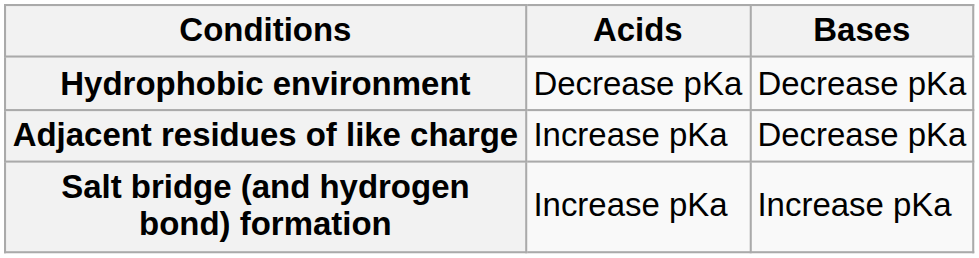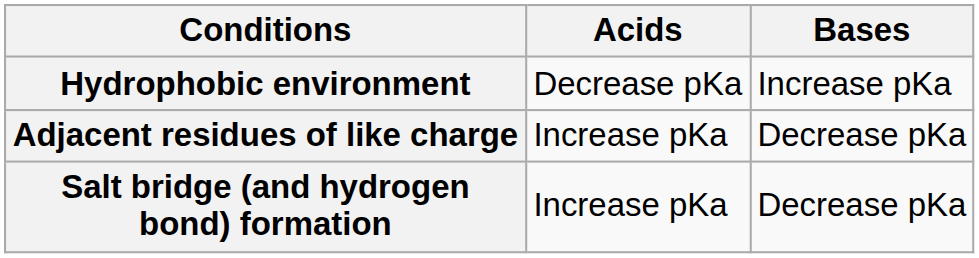(862, 82) Decrease pKa -> (855, 82) Increase pKa
(855, 205) Increase pKa -> (862, 205) Decrease pKa
